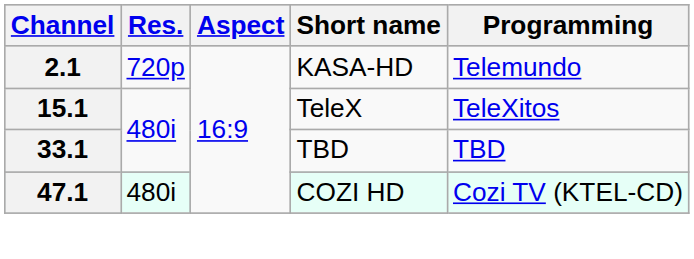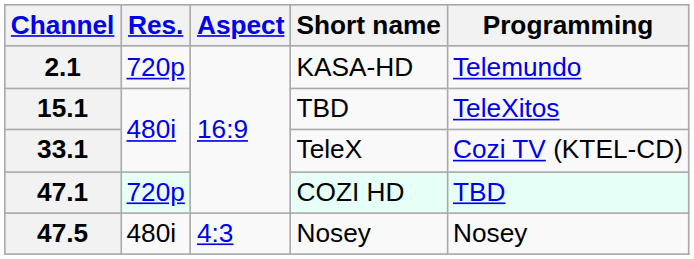(329, 108) TeleX -> (323, 108) TBD
(323, 150) TBD -> (329, 150) TeleX
(479, 150) TBD -> (568, 150) Cozi TV (KTEL-CD)
(151, 191) 480i -> (156, 191) 720p
(568, 191) Cozi TV (KTEL-CD) -> (479, 191) TBD
+ row: (63, 233)
